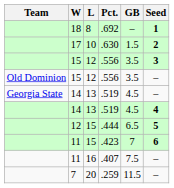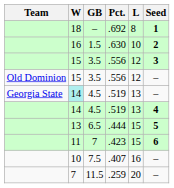columns swapped: (91, 12) <-> (132, 12)
(76, 45) 17 -> (76, 45) 16
(76, 93) no background -> (76, 93) paleturquoise background
(76, 126) 12 -> (76, 126) 13
(76, 158) 11 -> (76, 158) 10
